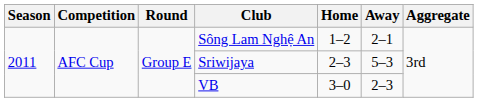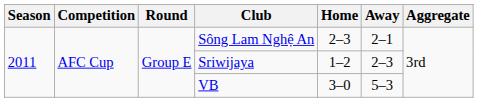(340, 39) 1–2 -> (340, 39) 2–3
(340, 62) 2–3 -> (340, 62) 1–2
(382, 62) 5–3 -> (382, 62) 2–3
(382, 85) 2–3 -> (382, 85) 5–3
